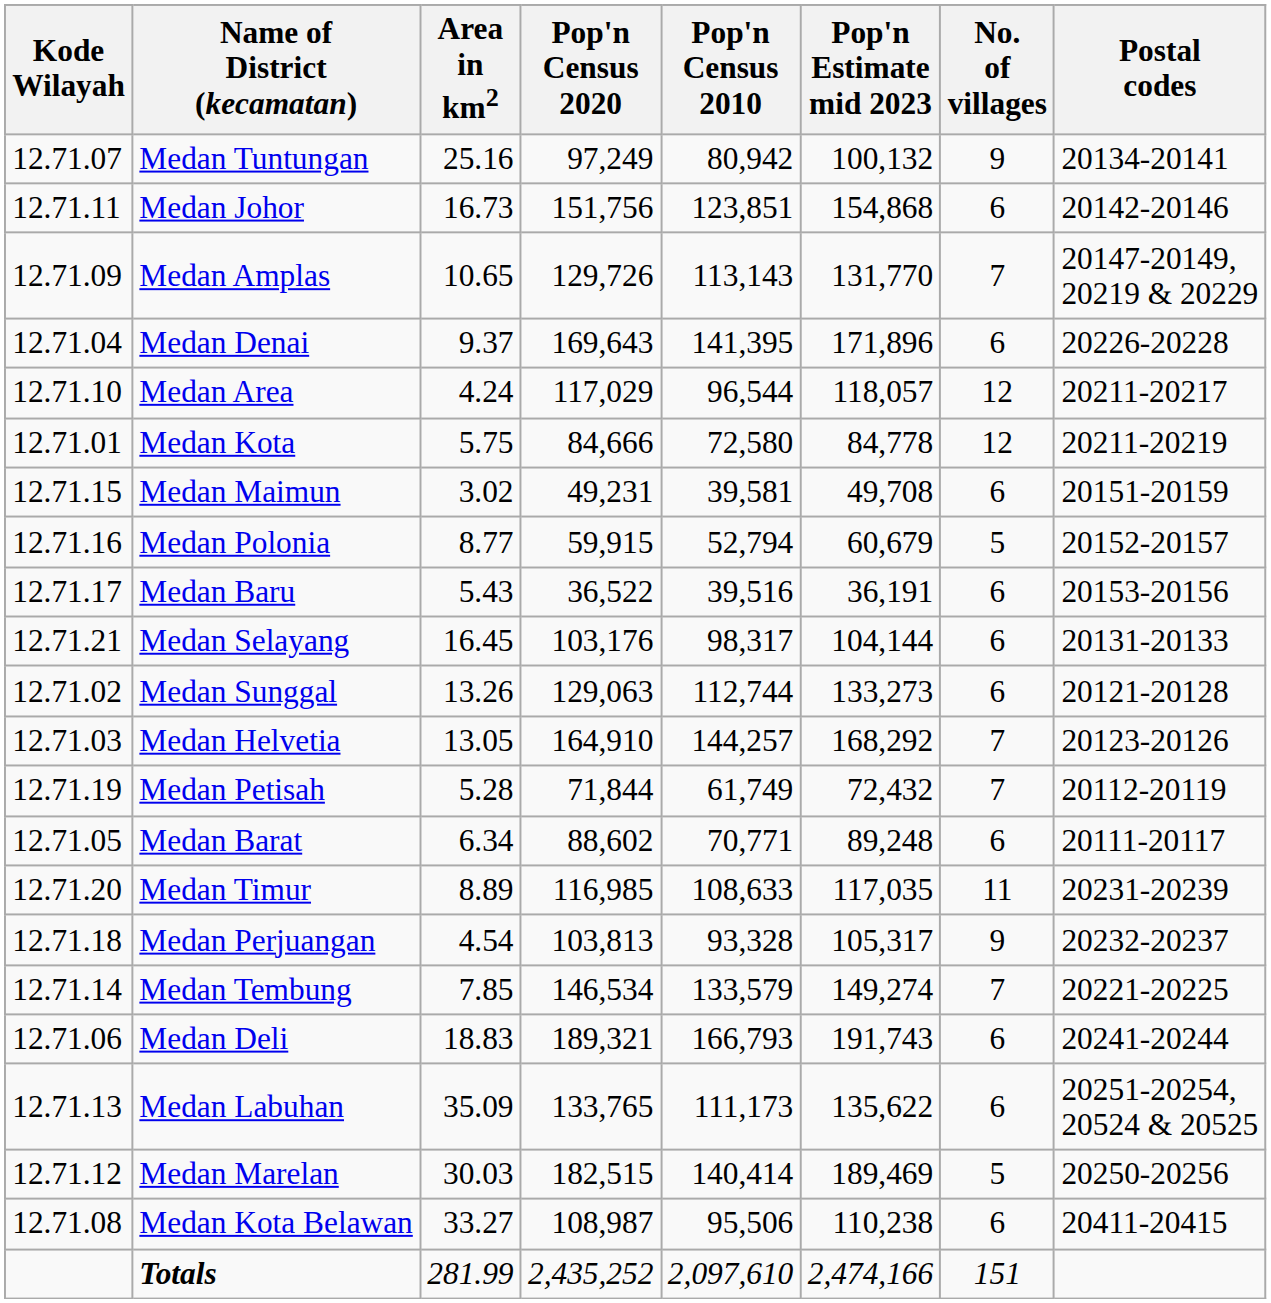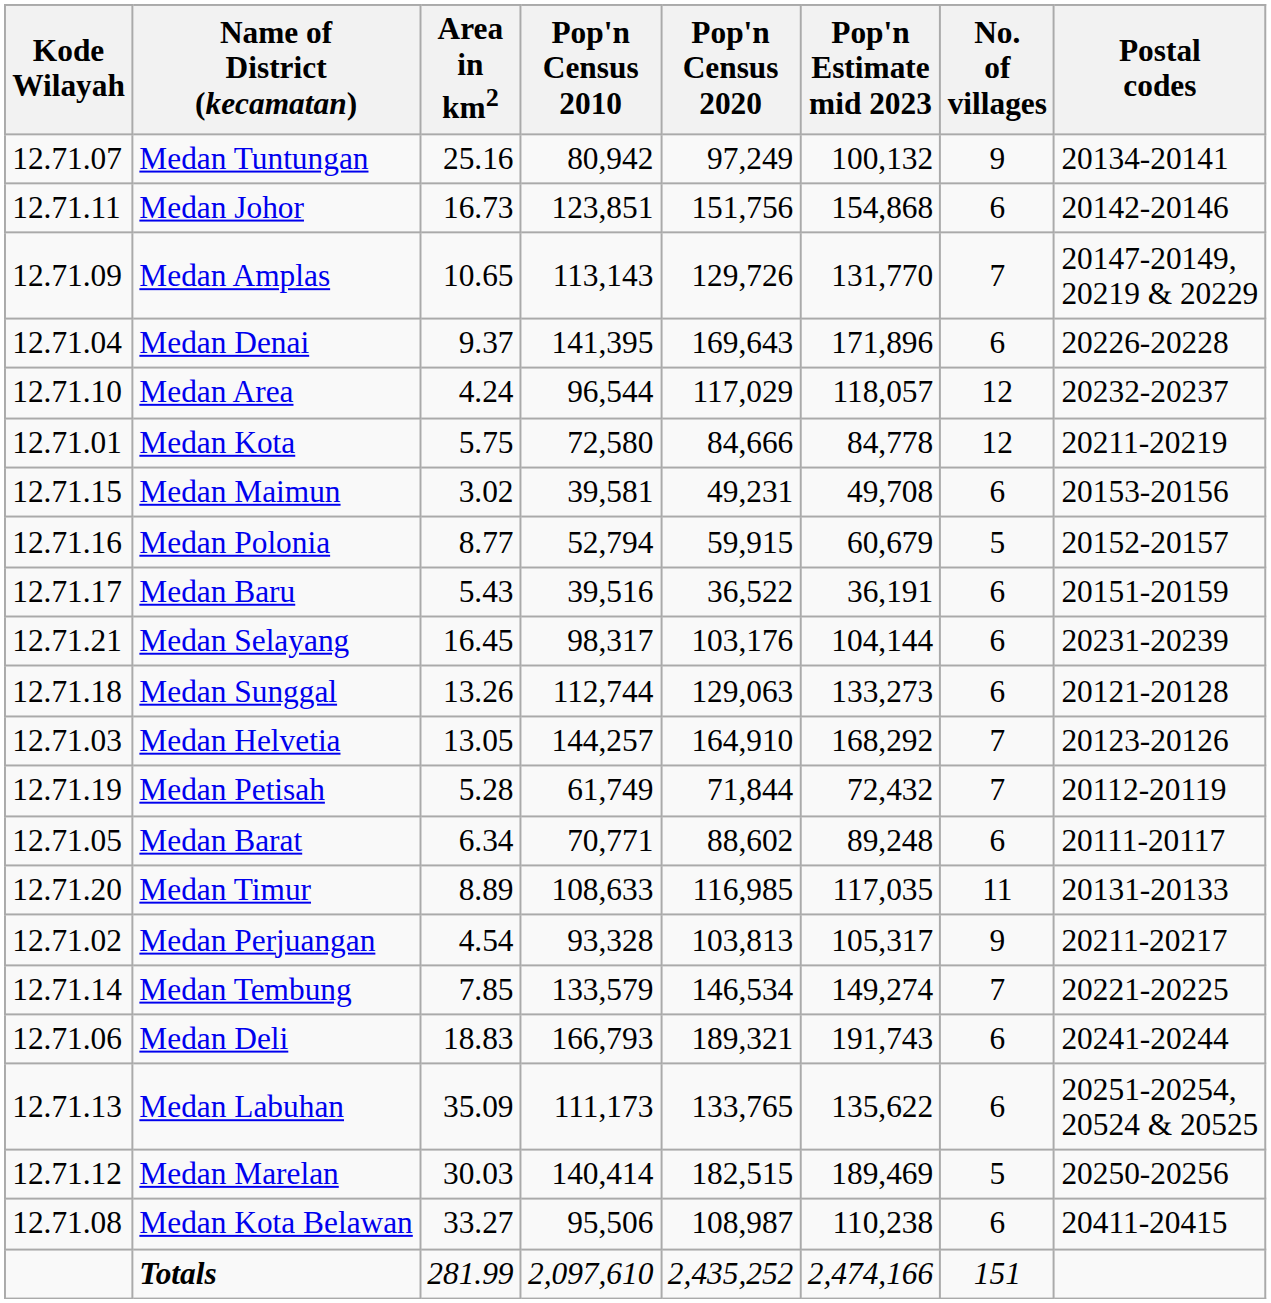columns swapped: (731, 68) <-> (591, 68)
(1144, 392) 20211-20217 -> (1145, 392) 20232-20237
(1145, 491) 20151-20159 -> (1145, 491) 20153-20156
(1145, 591) 20153-20156 -> (1145, 591) 20151-20159
(1145, 641) 20131-20133 -> (1145, 641) 20231-20239
(67, 690) 12.71.02 -> (67, 690) 12.71.18
(1145, 889) 20231-20239 -> (1145, 889) 20131-20133
(67, 939) 12.71.18 -> (67, 939) 12.71.02
(1145, 939) 20232-20237 -> (1144, 939) 20211-20217
